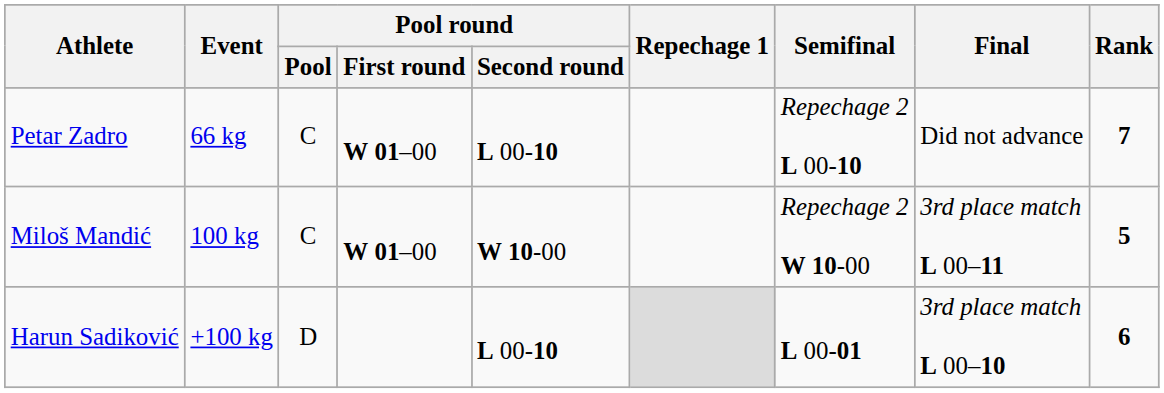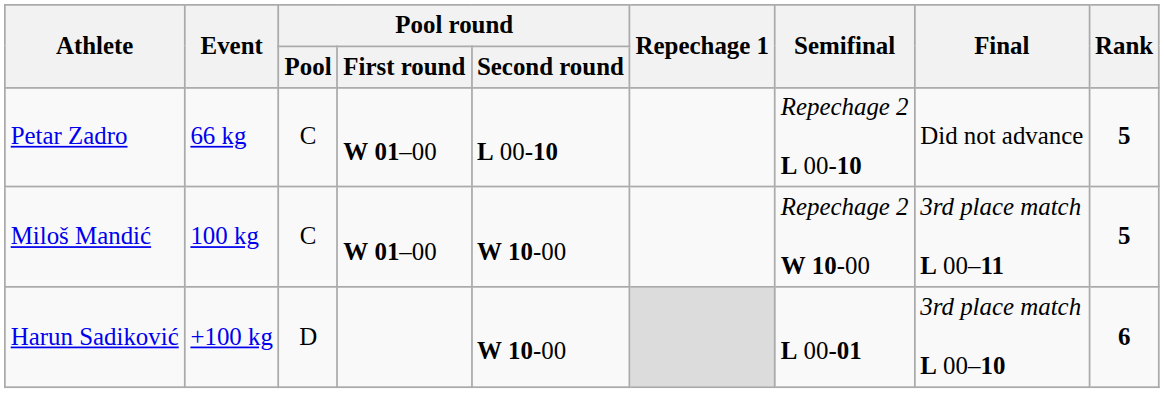(1124, 137) 7 -> (1124, 137) 5
(517, 351) L 00-10 -> (522, 351) W 10-00
